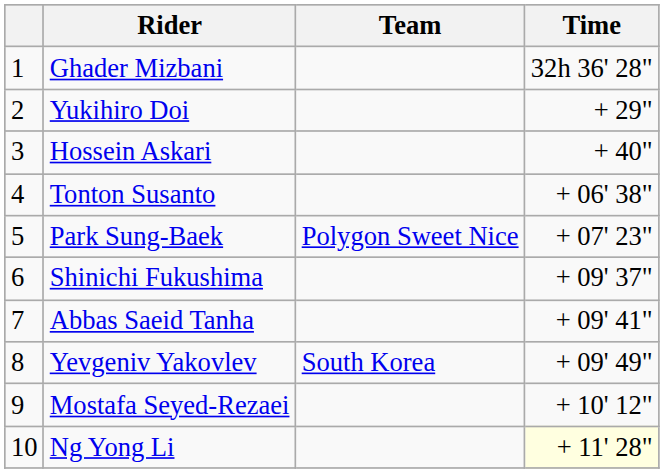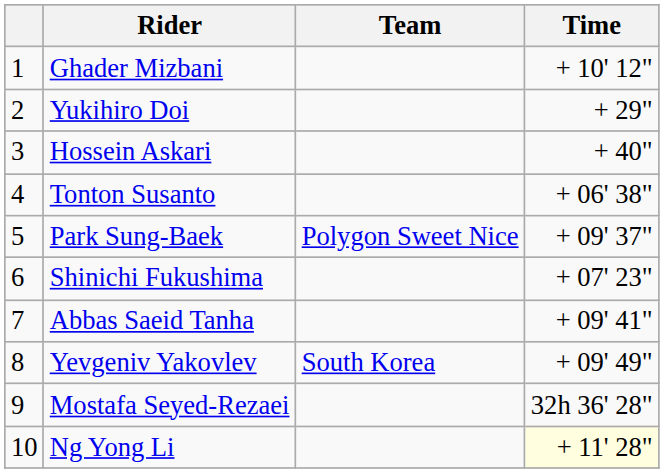(592, 67) 32h 36' 28" -> (604, 67) + 10' 12"
(604, 236) + 07' 23" -> (604, 236) + 09' 37"
(604, 278) + 09' 37" -> (604, 278) + 07' 23"
(604, 404) + 10' 12" -> (592, 404) 32h 36' 28"
